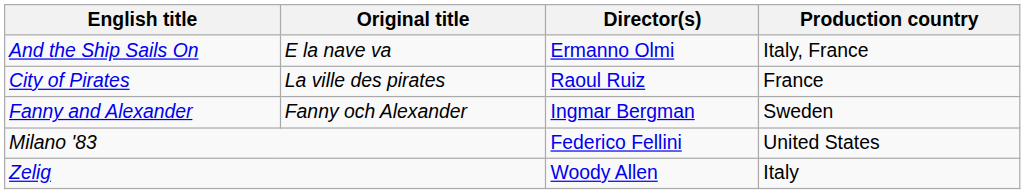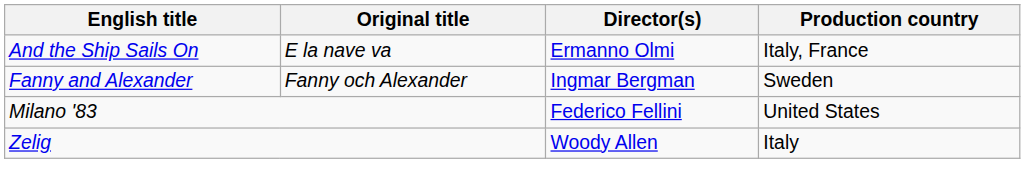- row: (69, 81)
